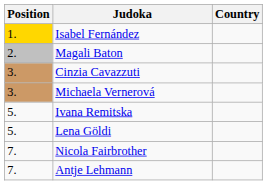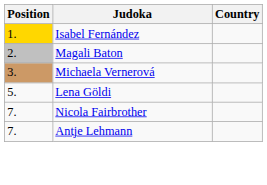- row: (98, 72)
- row: (94, 111)
